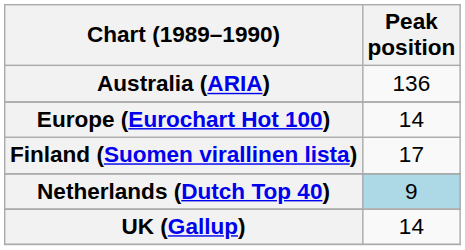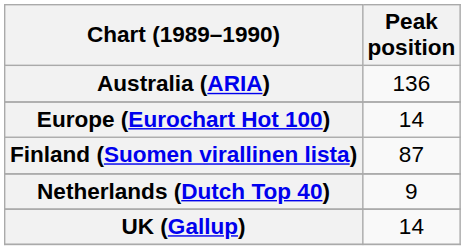(411, 155) 17 -> (411, 155) 87
(411, 190) lightblue background -> (411, 190) no background
